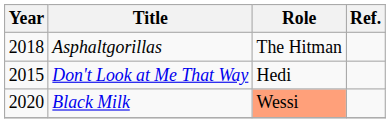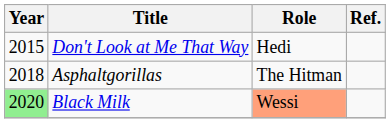rows swapped: (150, 74) <-> (107, 46)
(26, 103) no background -> (26, 103) lightgreen background
